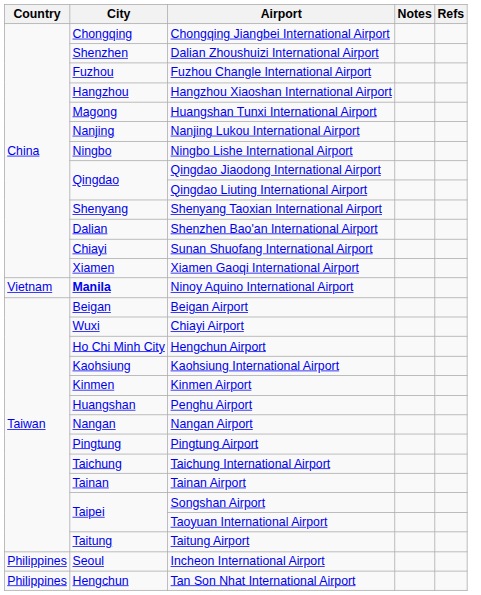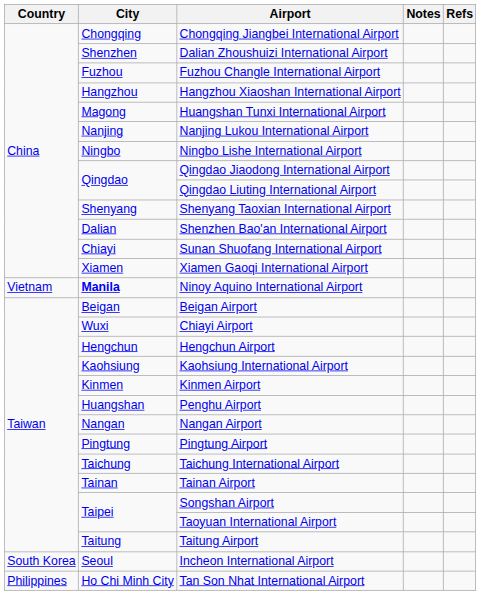(119, 346) Ho Chi Minh City -> (109, 346) Hengchun
(37, 561) Philippines -> (41, 561) South Korea
(101, 580) Hengchun -> (128, 580) Ho Chi Minh City
